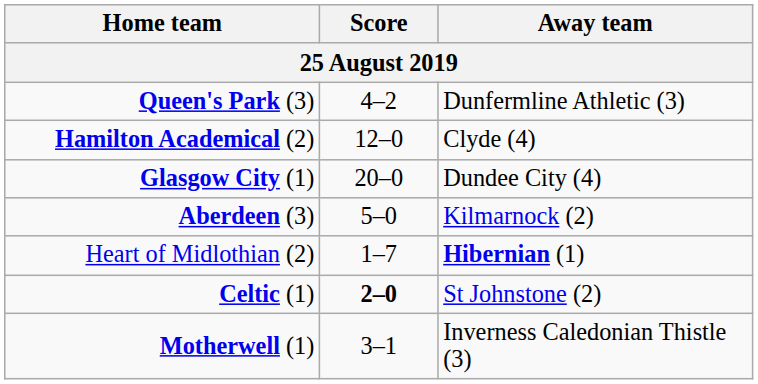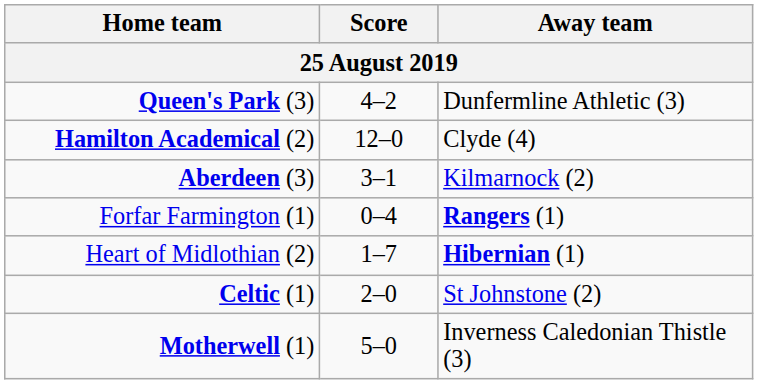- row: (227, 178)
(379, 216) 5–0 -> (379, 178) 3–1
+ row: (207, 216)
(379, 293) bold -> (379, 293) normal
(379, 346) 3–1 -> (379, 346) 5–0
